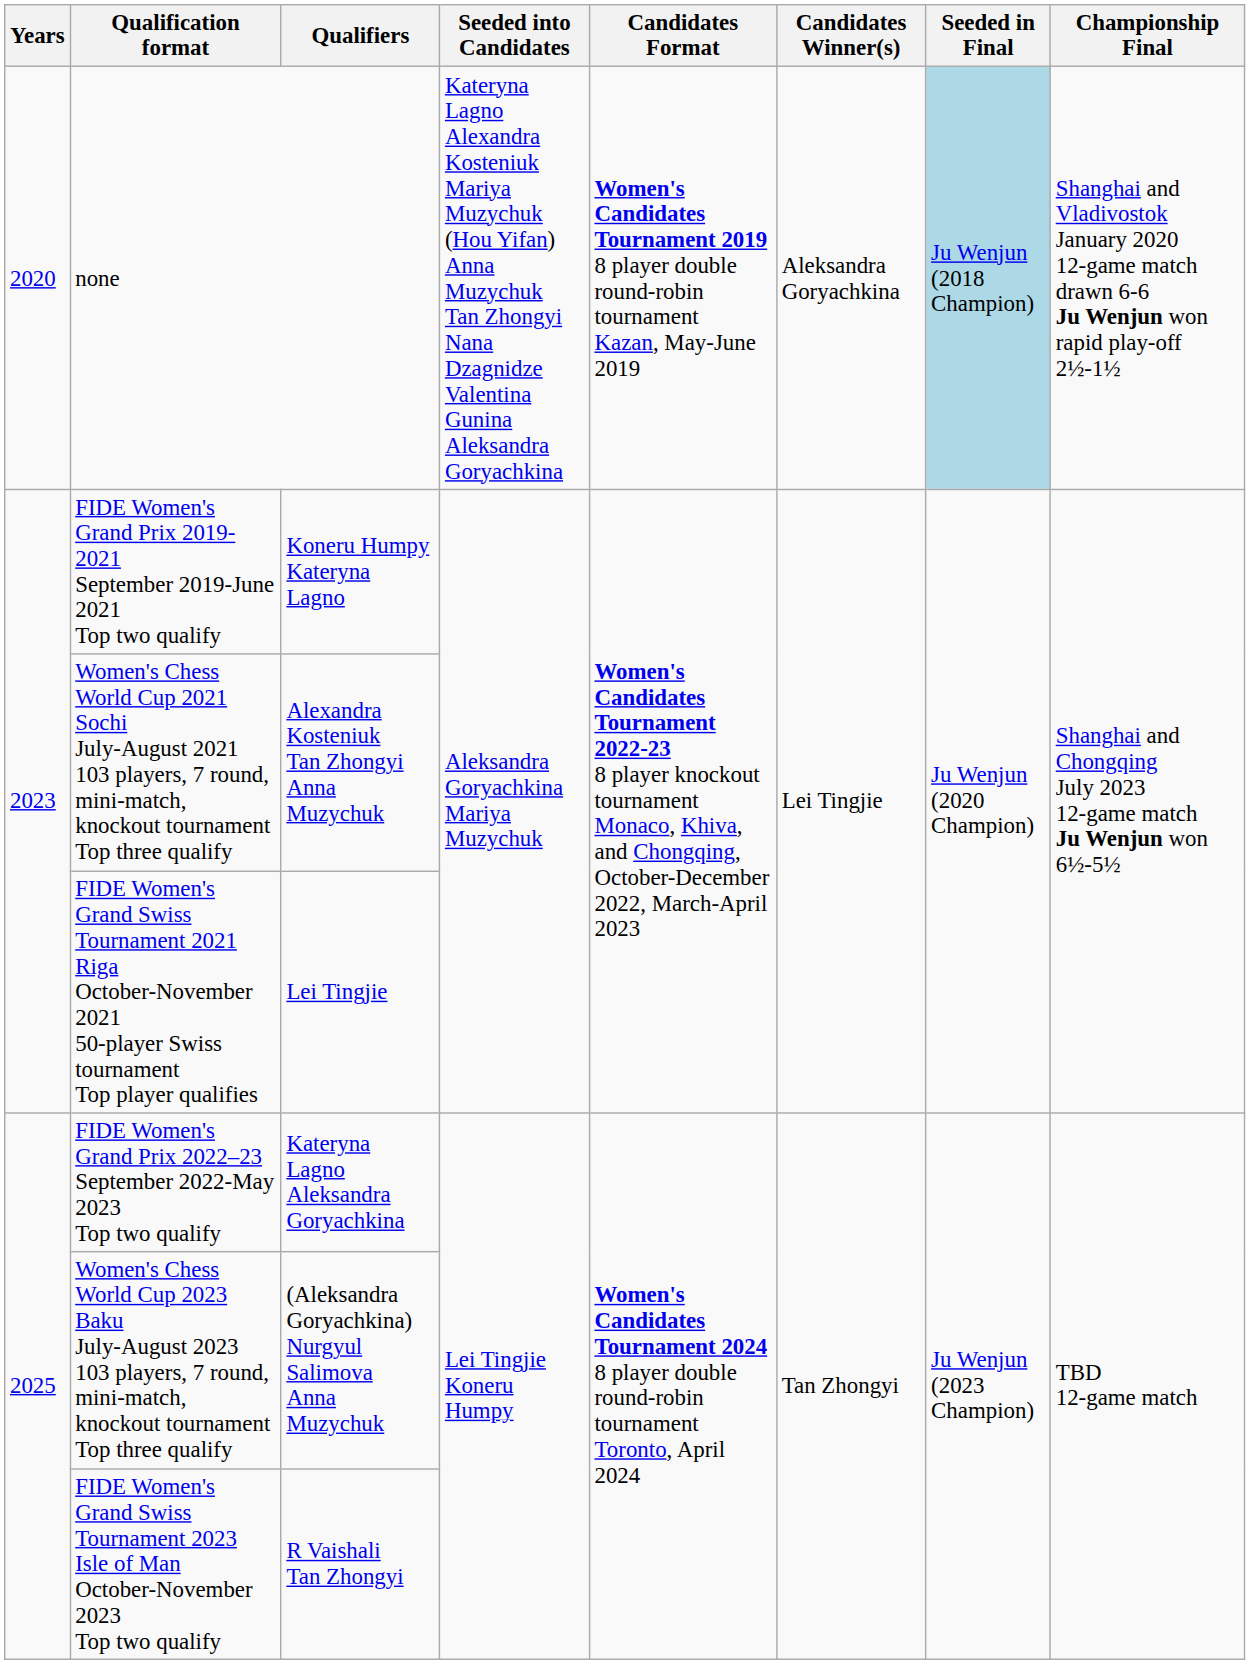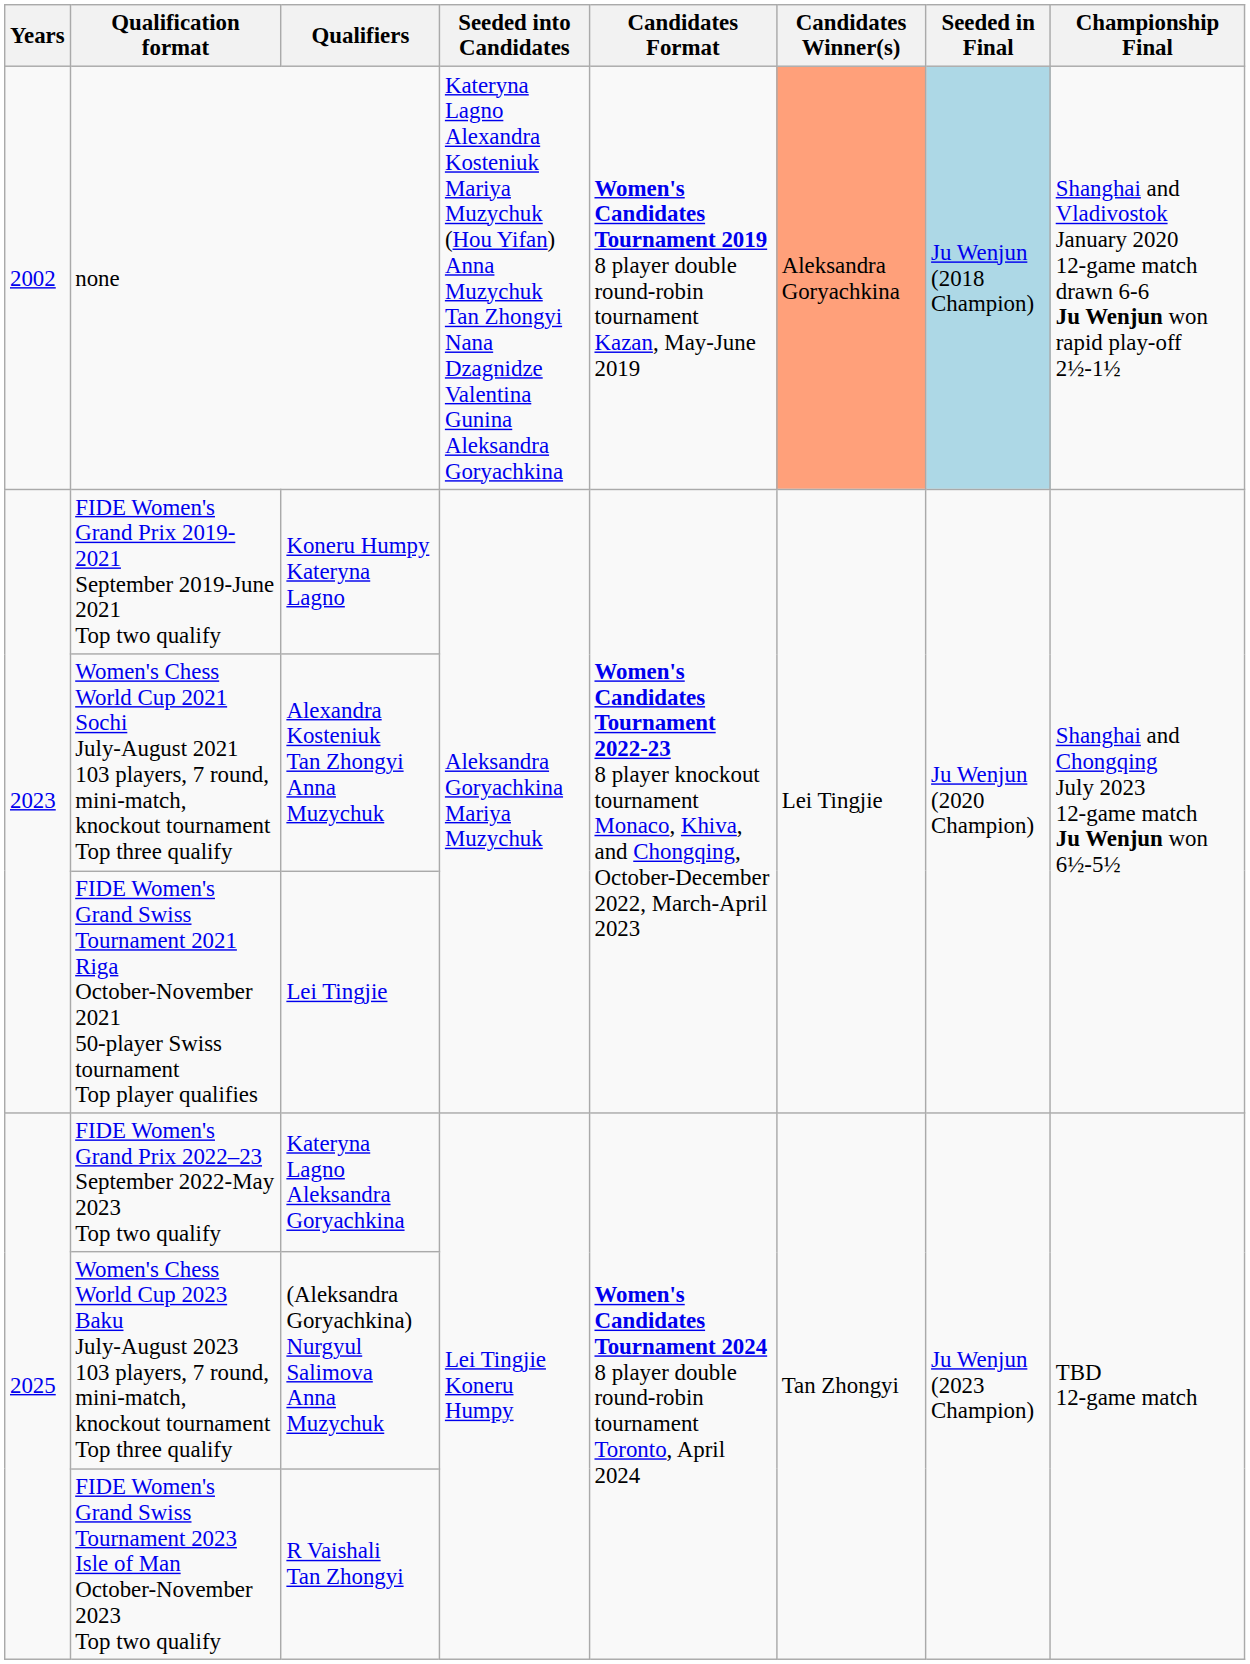(33, 277) 2020 -> (33, 277) 2002
(841, 277) no background -> (841, 277) lightsalmon background
